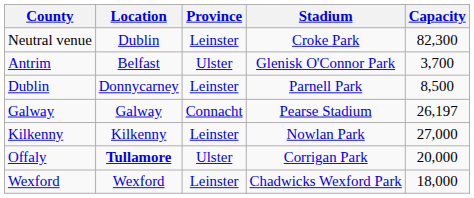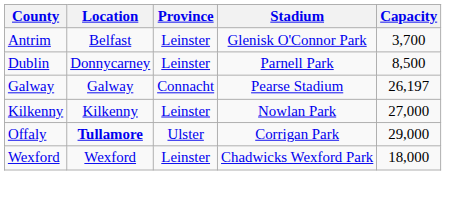- row: (50, 39)
(214, 63) Ulster -> (186, 39) Leinster
(437, 157) 20,000 -> (409, 134) 29,000
